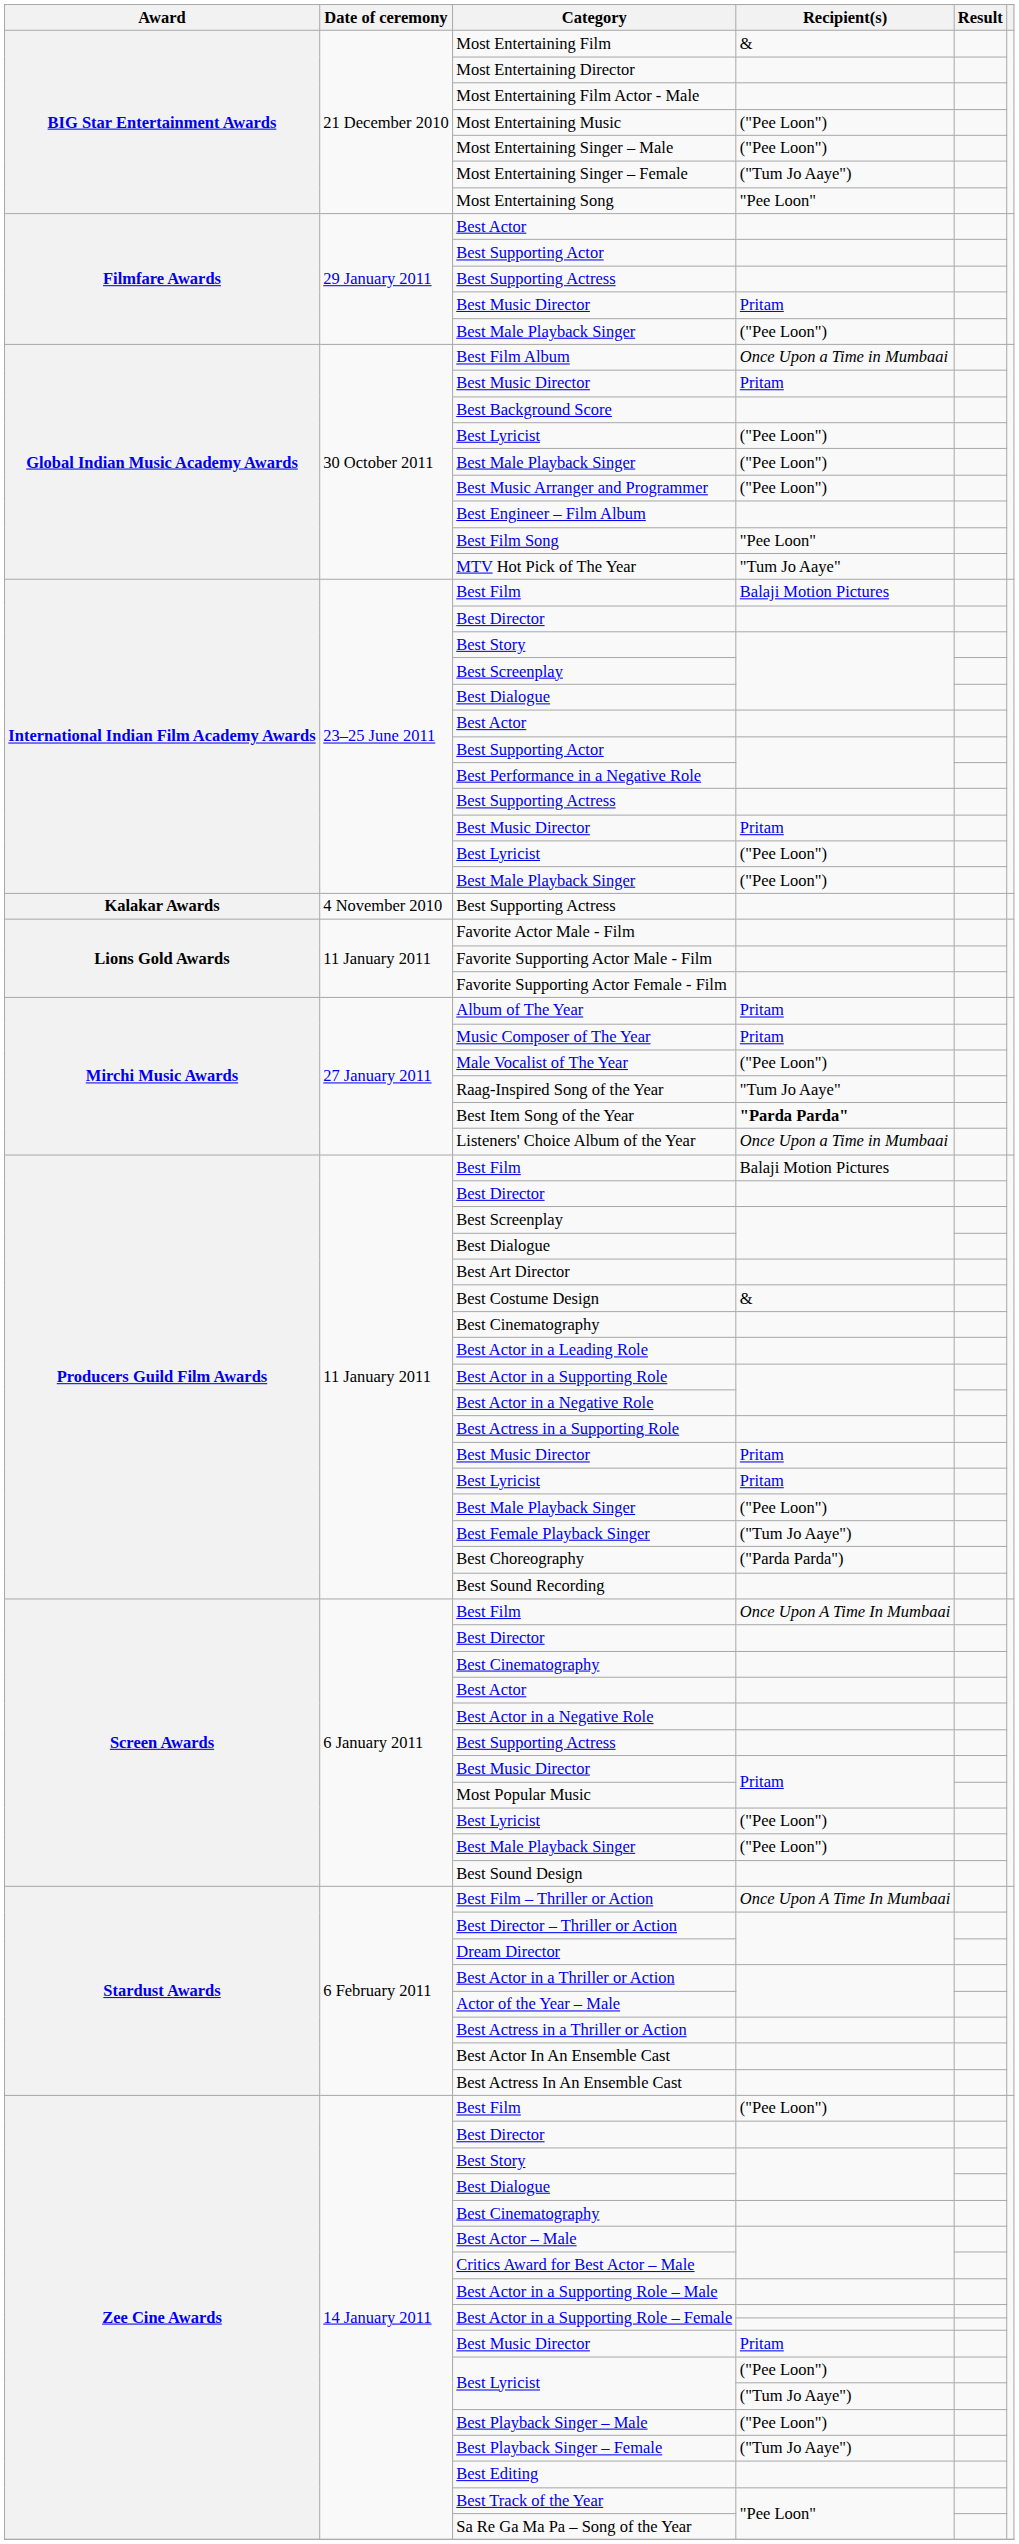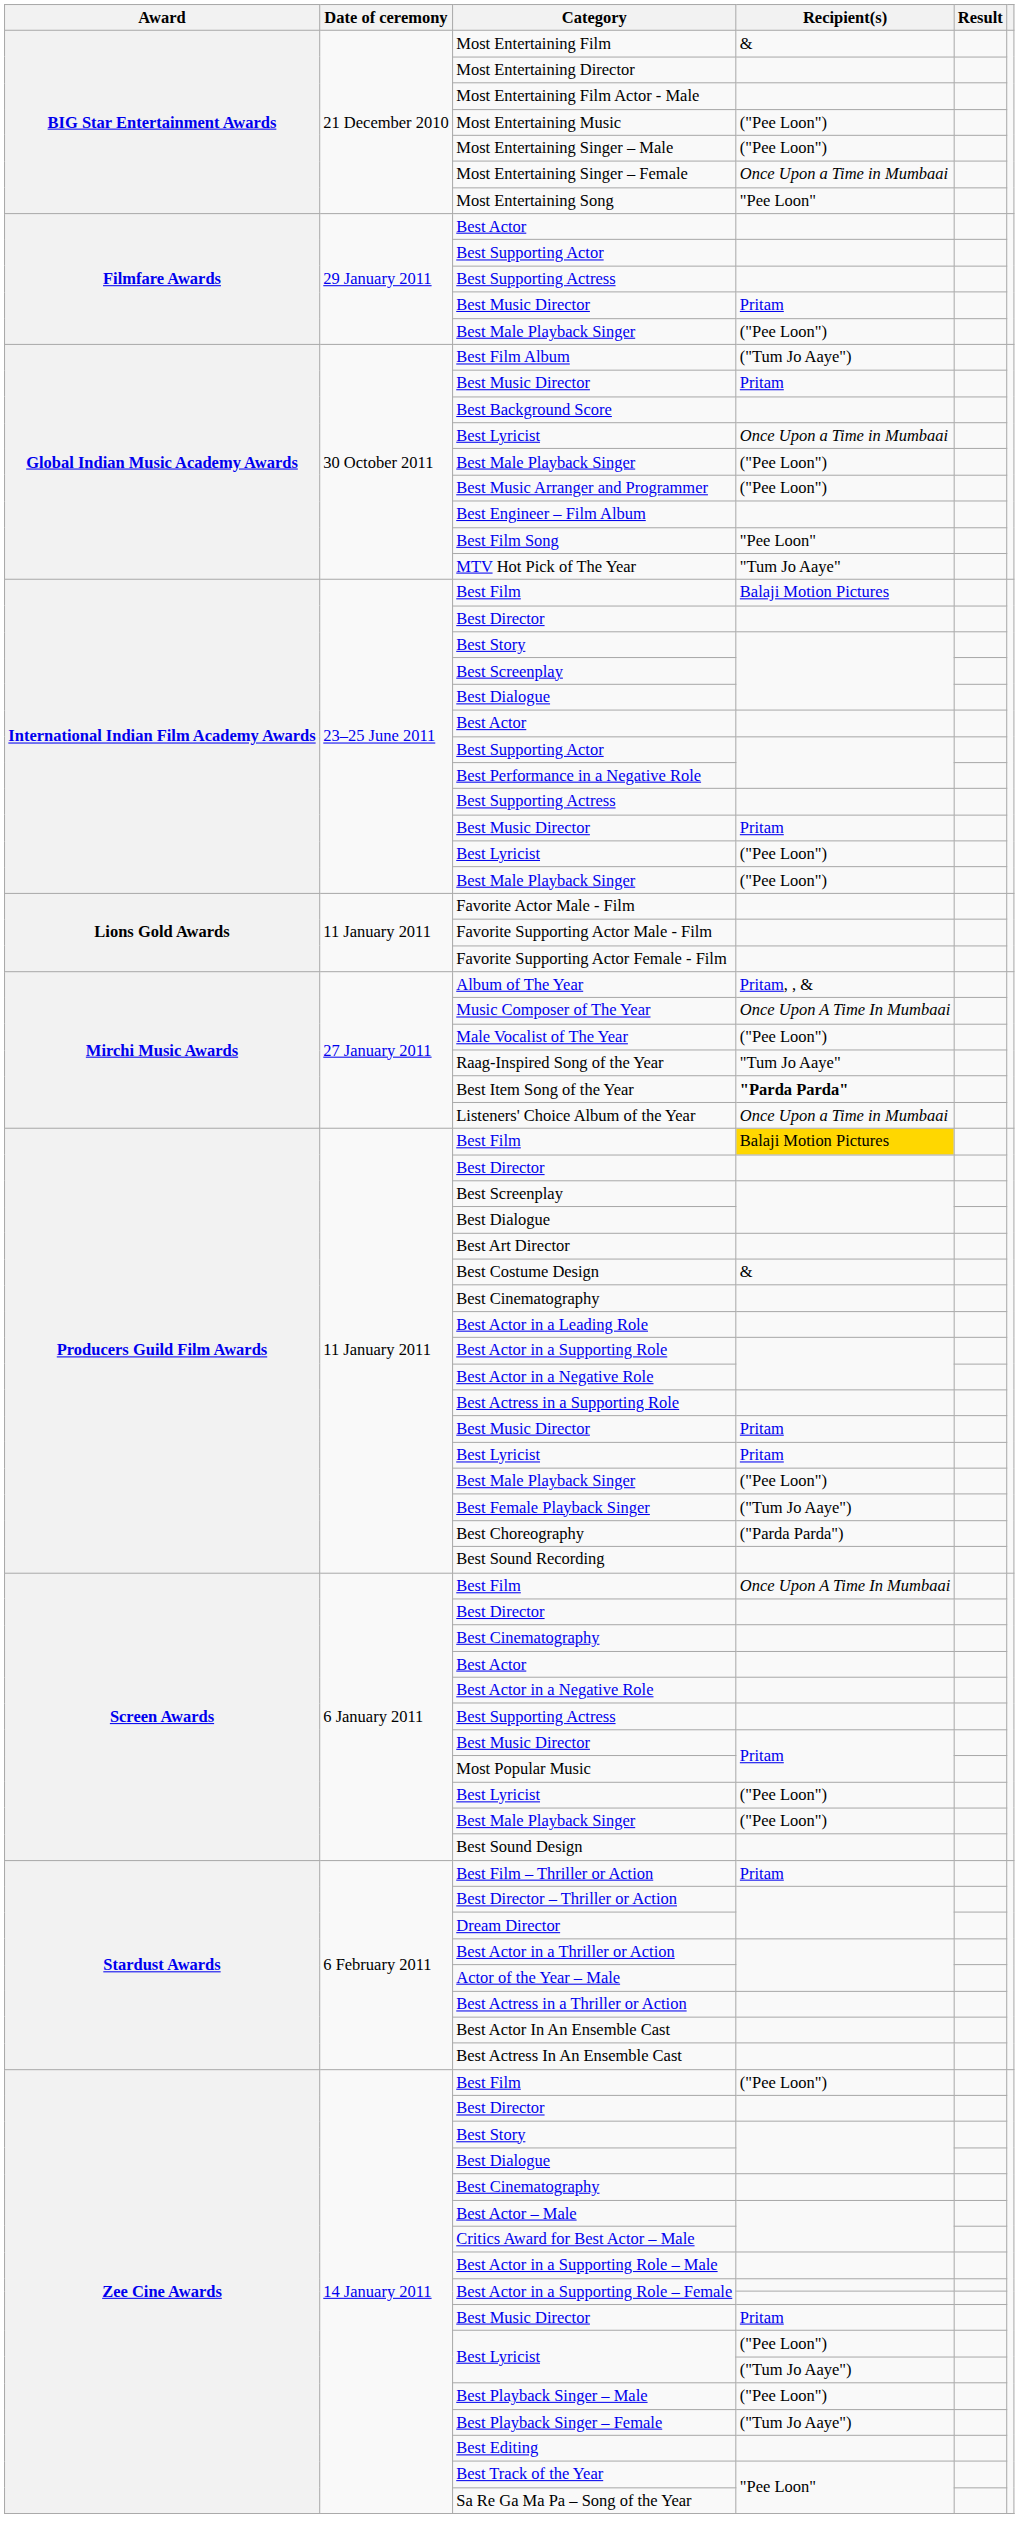(796, 174) ("Tum Jo Aaye") -> (844, 174) Once Upon a Time in Mumbaai
(844, 357) Once Upon a Time in Mumbaai -> (796, 357) ("Tum Jo Aaye")
(783, 435) ("Pee Loon") -> (844, 435) Once Upon a Time in Mumbaai
- row: (162, 906)
(762, 1010) Pritam -> (776, 984) Pritam, , &
(762, 1036) Pritam -> (845, 1010) Once Upon A Time In Mumbaai
(814, 1167) no background -> (814, 1141) gold background
(845, 1899) Once Upon A Time In Mumbaai -> (762, 1873) Pritam
